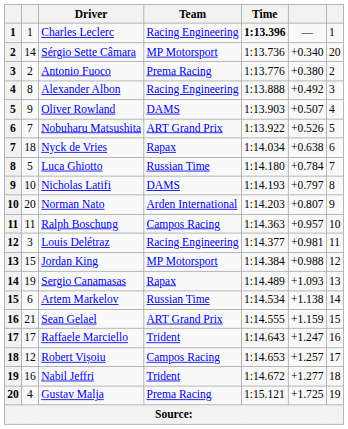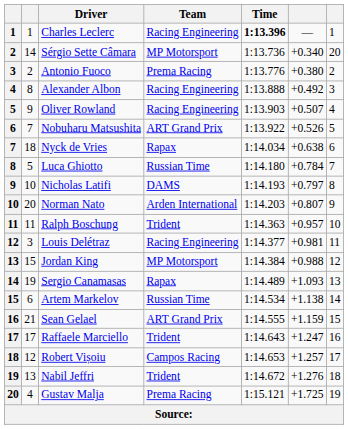(163, 108) DAMS -> (193, 108) Racing Engineering
(183, 223) Campos Racing -> (163, 223) Trident
(30, 375) 16 -> (30, 375) 13
(307, 375) +1.277 -> (307, 375) +1.276
